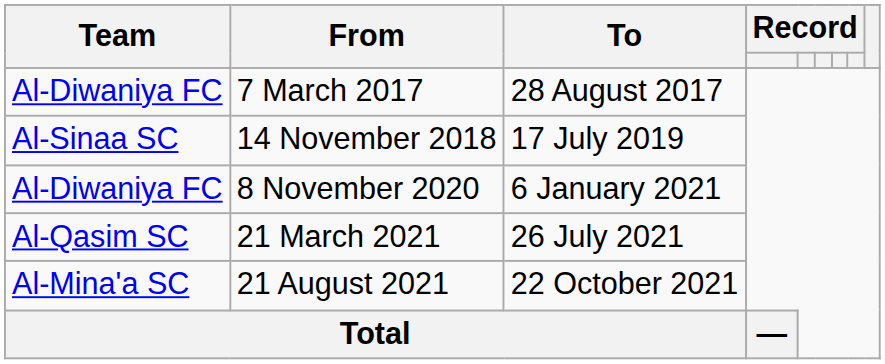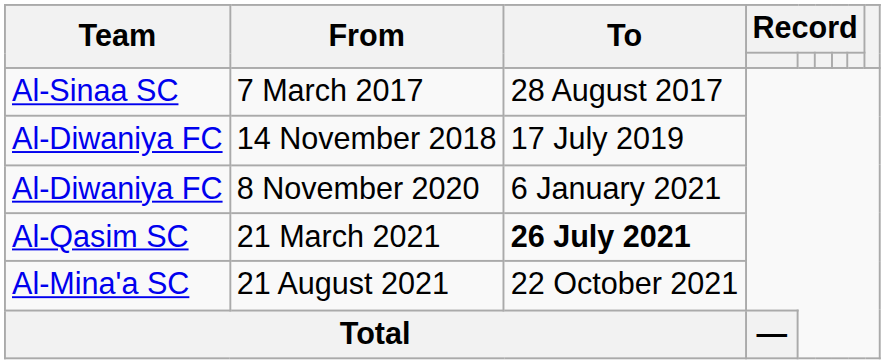(117, 91) Al-Diwaniya FC -> (95, 91) Al-Sinaa SC
(95, 139) Al-Sinaa SC -> (117, 139) Al-Diwaniya FC
(597, 236) normal -> (601, 236) bold
